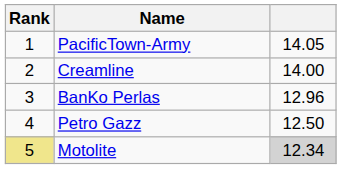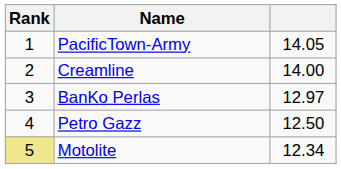(303, 97) 12.96 -> (303, 97) 12.97
(303, 150) lightgrey background -> (303, 150) no background
